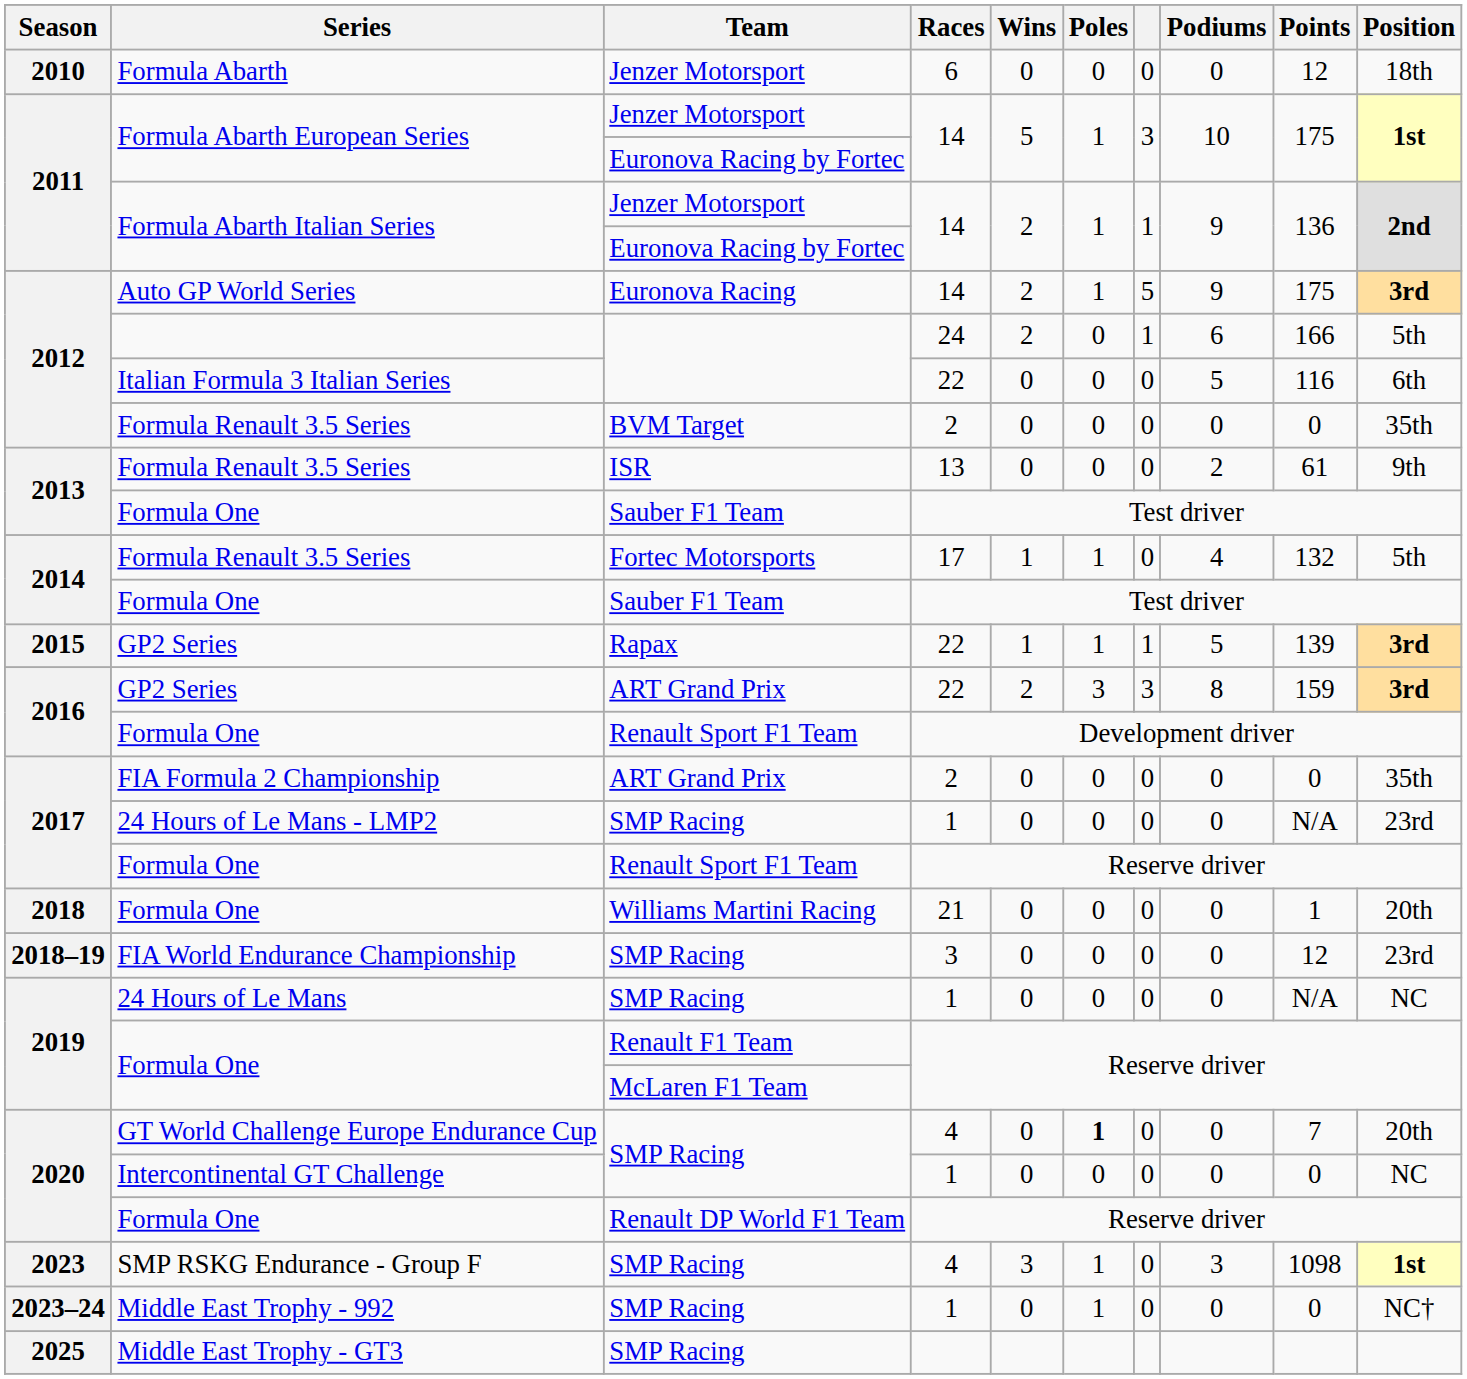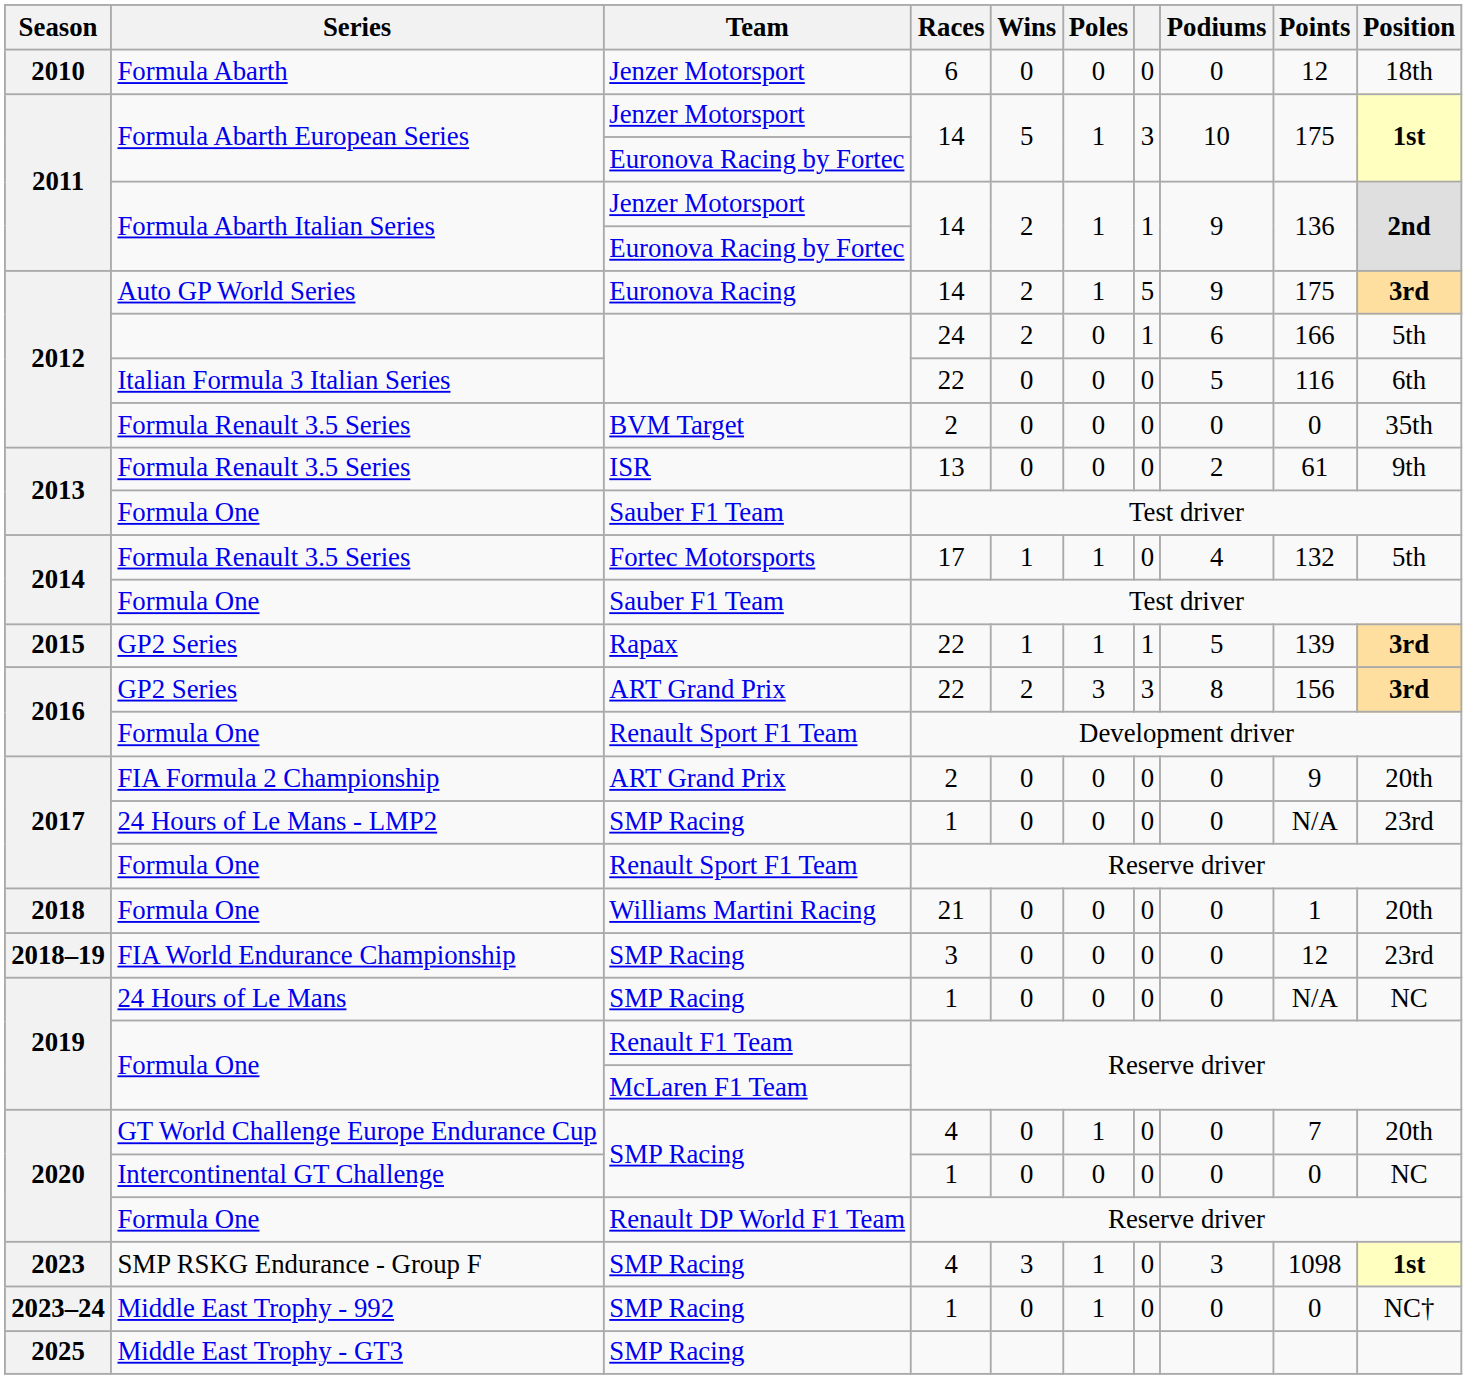(1315, 689) 159 -> (1315, 689) 156
(1315, 777) 0 -> (1315, 777) 9
(1409, 777) 35th -> (1409, 777) 20th
(1099, 1131) bold -> (1099, 1131) normal
